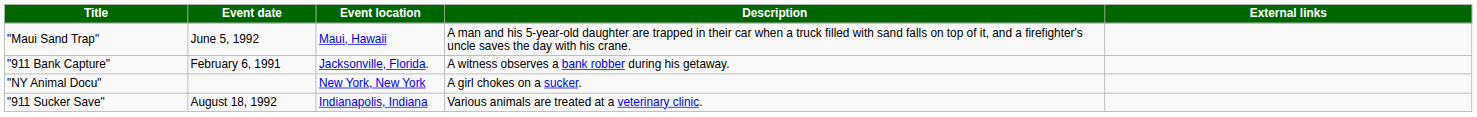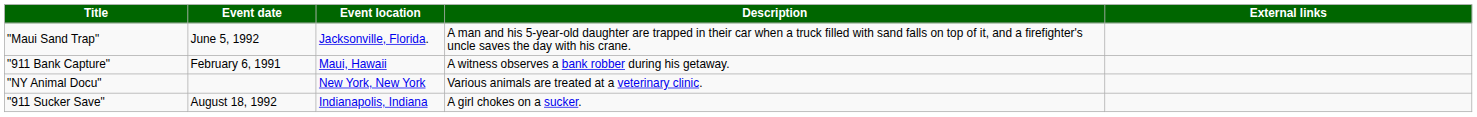(353, 39) Maui, Hawaii -> (374, 39) Jacksonville, Florida.
(374, 64) Jacksonville, Florida. -> (353, 64) Maui, Hawaii
(514, 83) A girl chokes on a sucker. -> (575, 83) Various animals are treated at a veterinary clinic.
(575, 102) Various animals are treated at a veterinary clinic. -> (514, 102) A girl chokes on a sucker.
